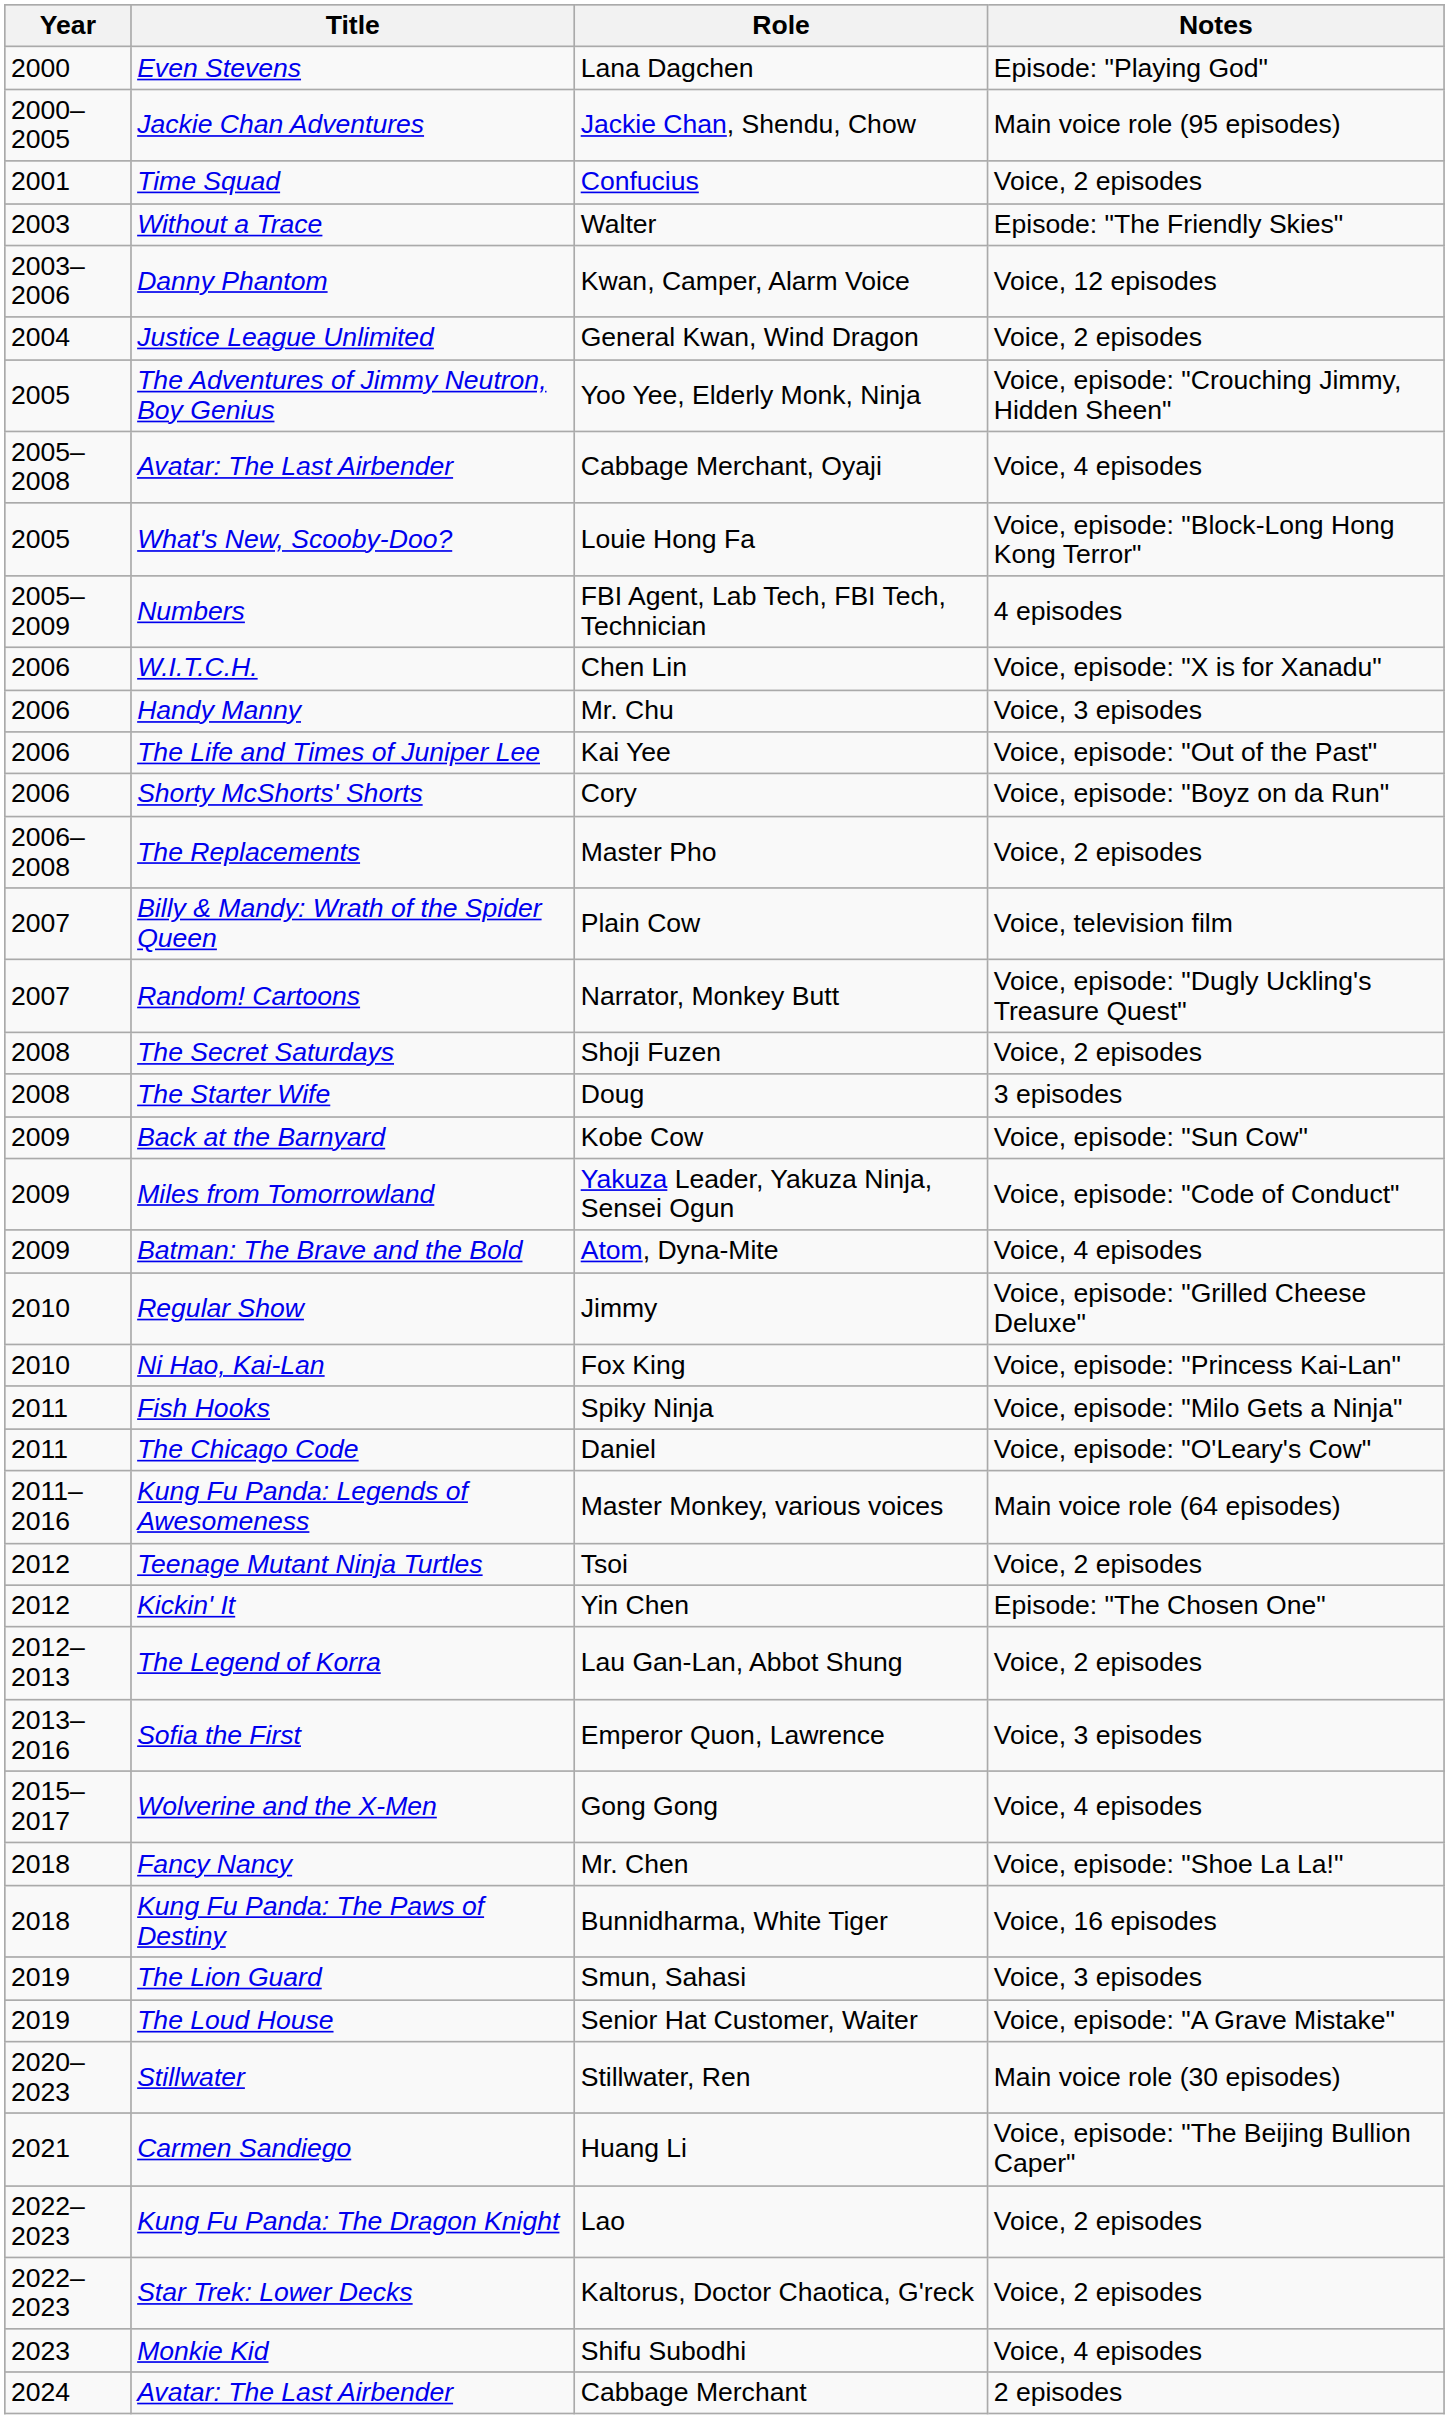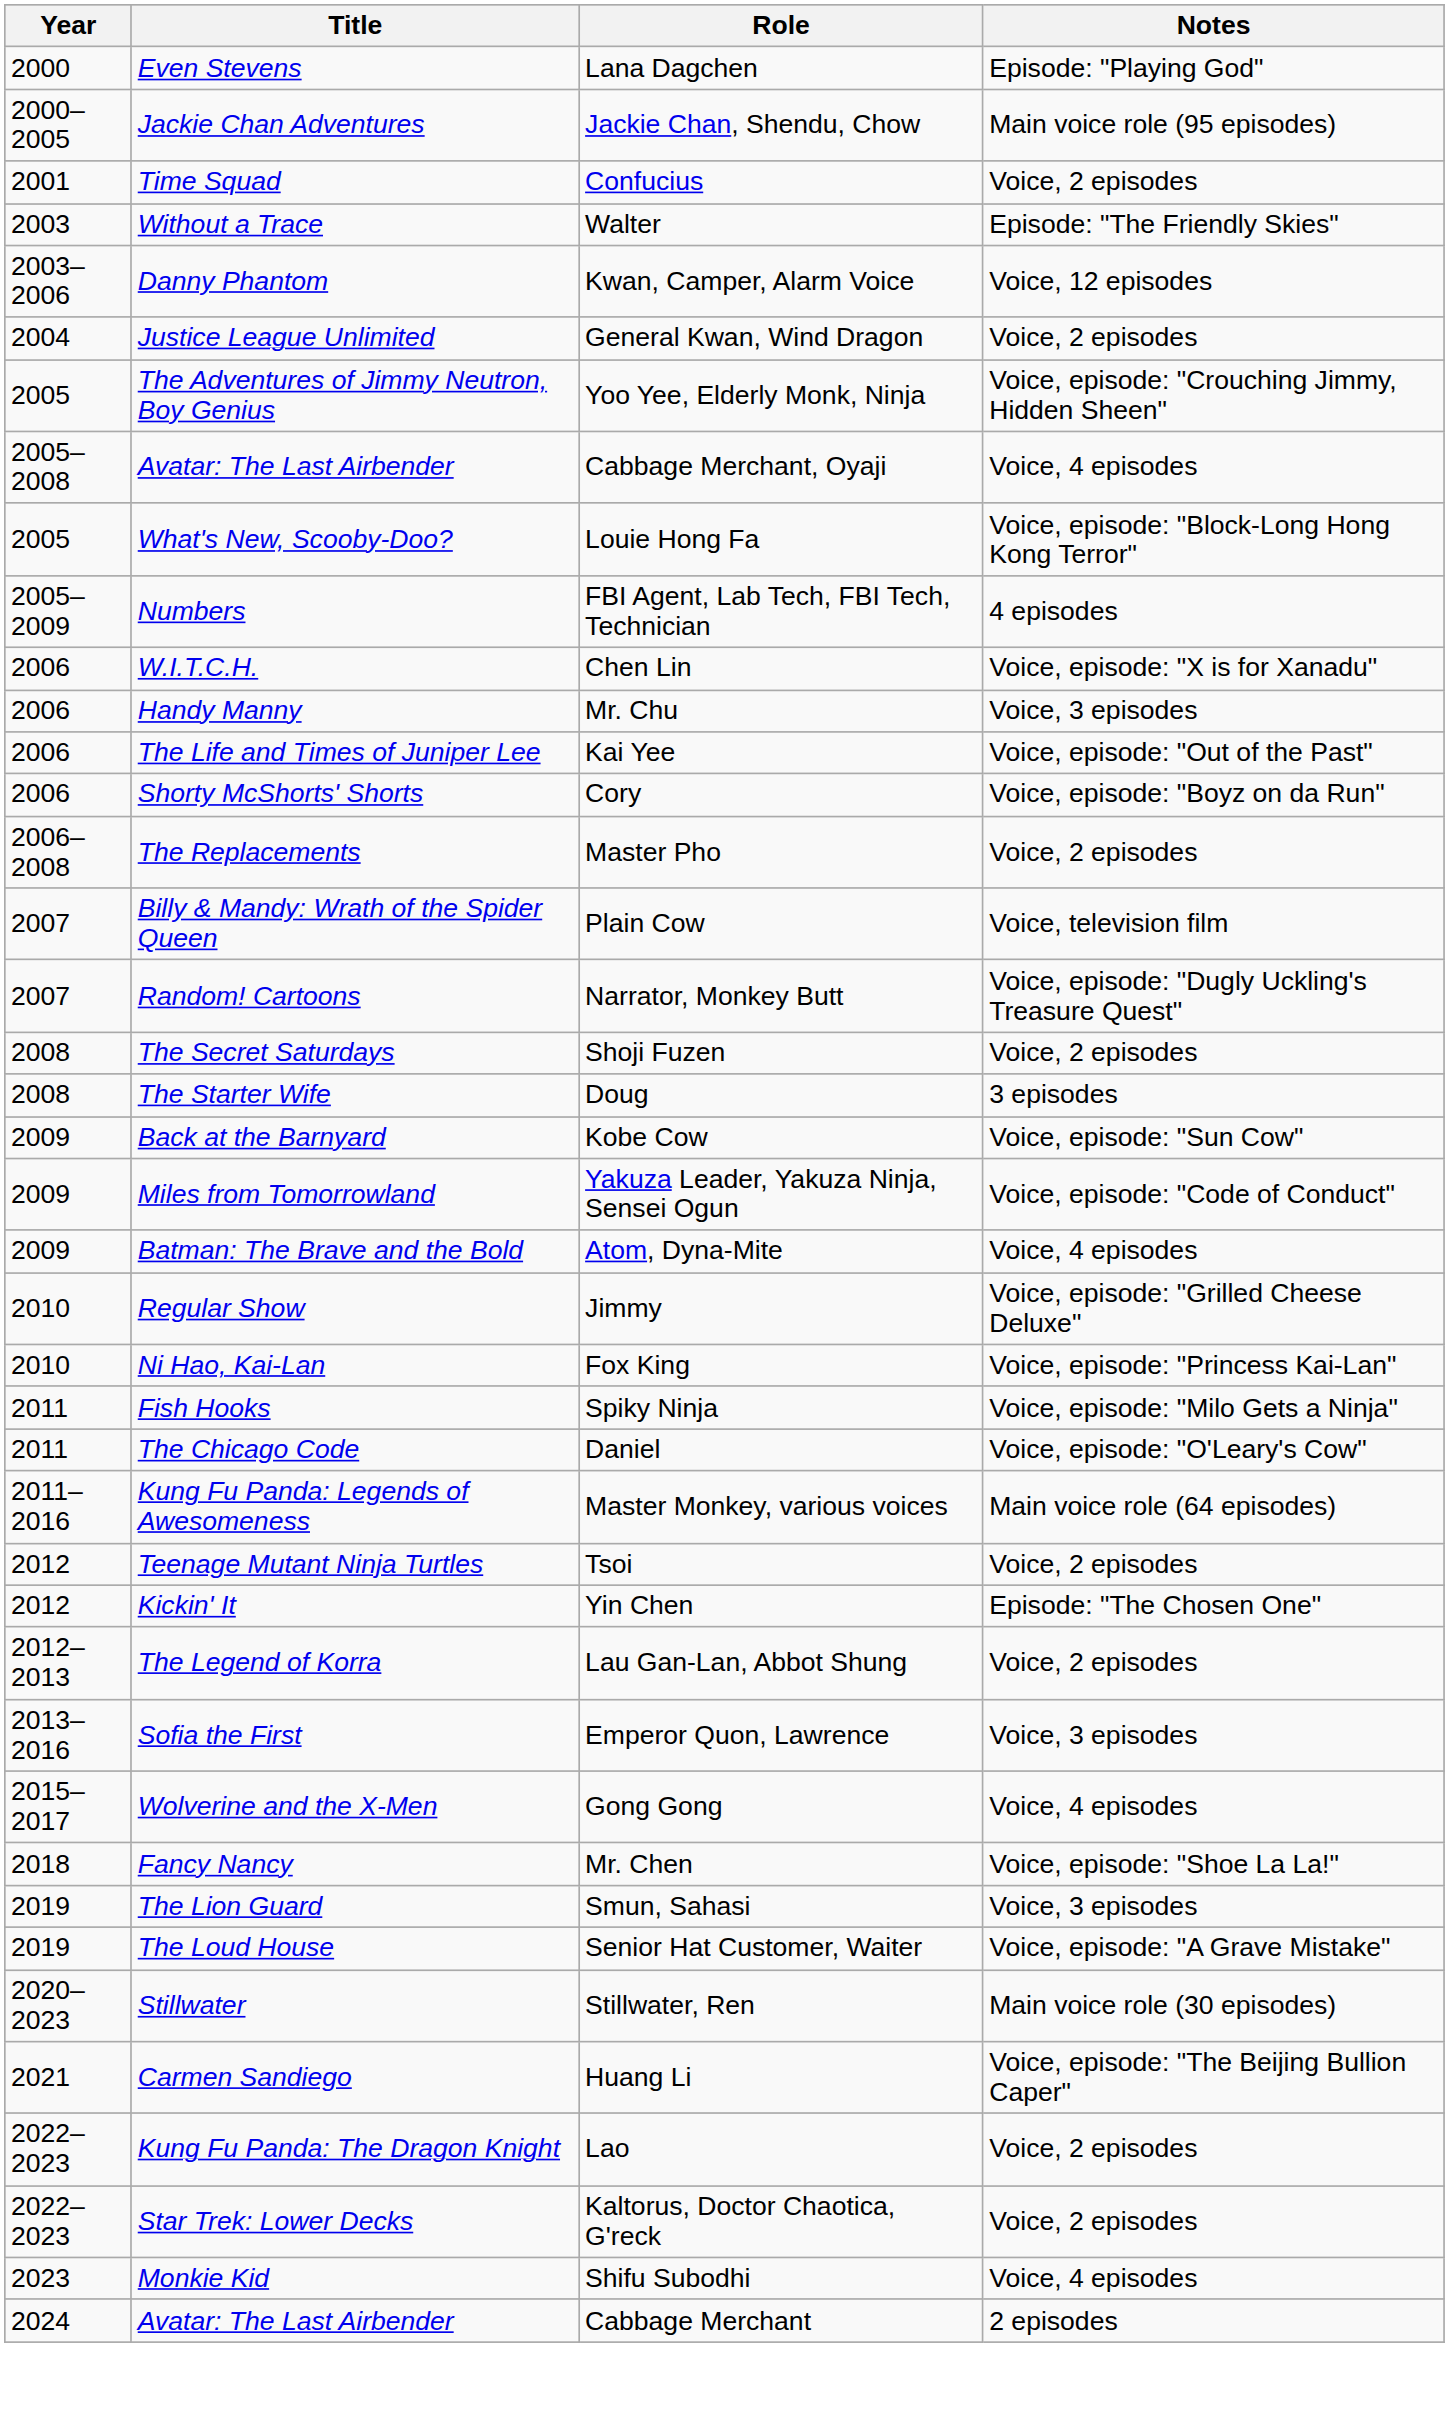- row: (734, 1920)
